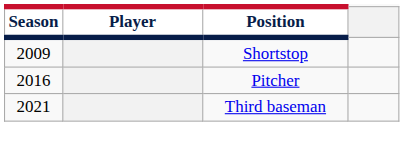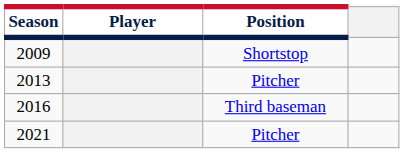+ row: (33, 80)
(275, 80) Pitcher -> (275, 107) Third baseman
(275, 107) Third baseman -> (275, 134) Pitcher
